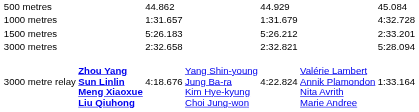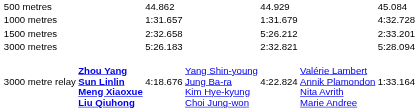(164, 33) 5:26.183 -> (164, 33) 2:32.658
(164, 47) 2:32.658 -> (164, 47) 5:26.183
